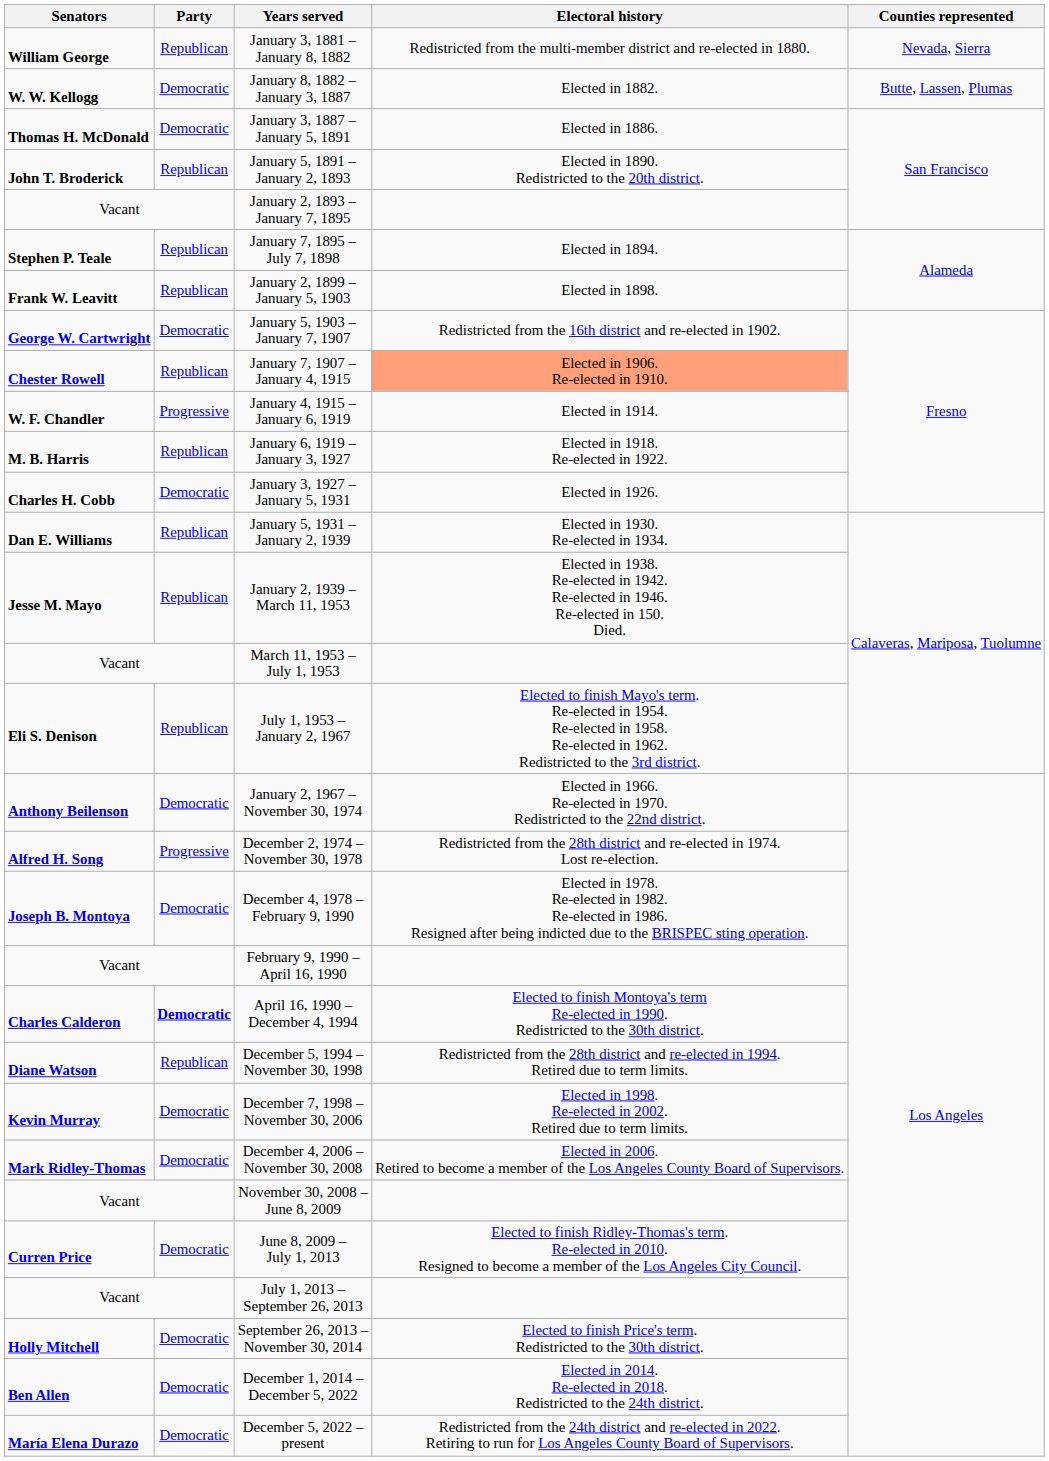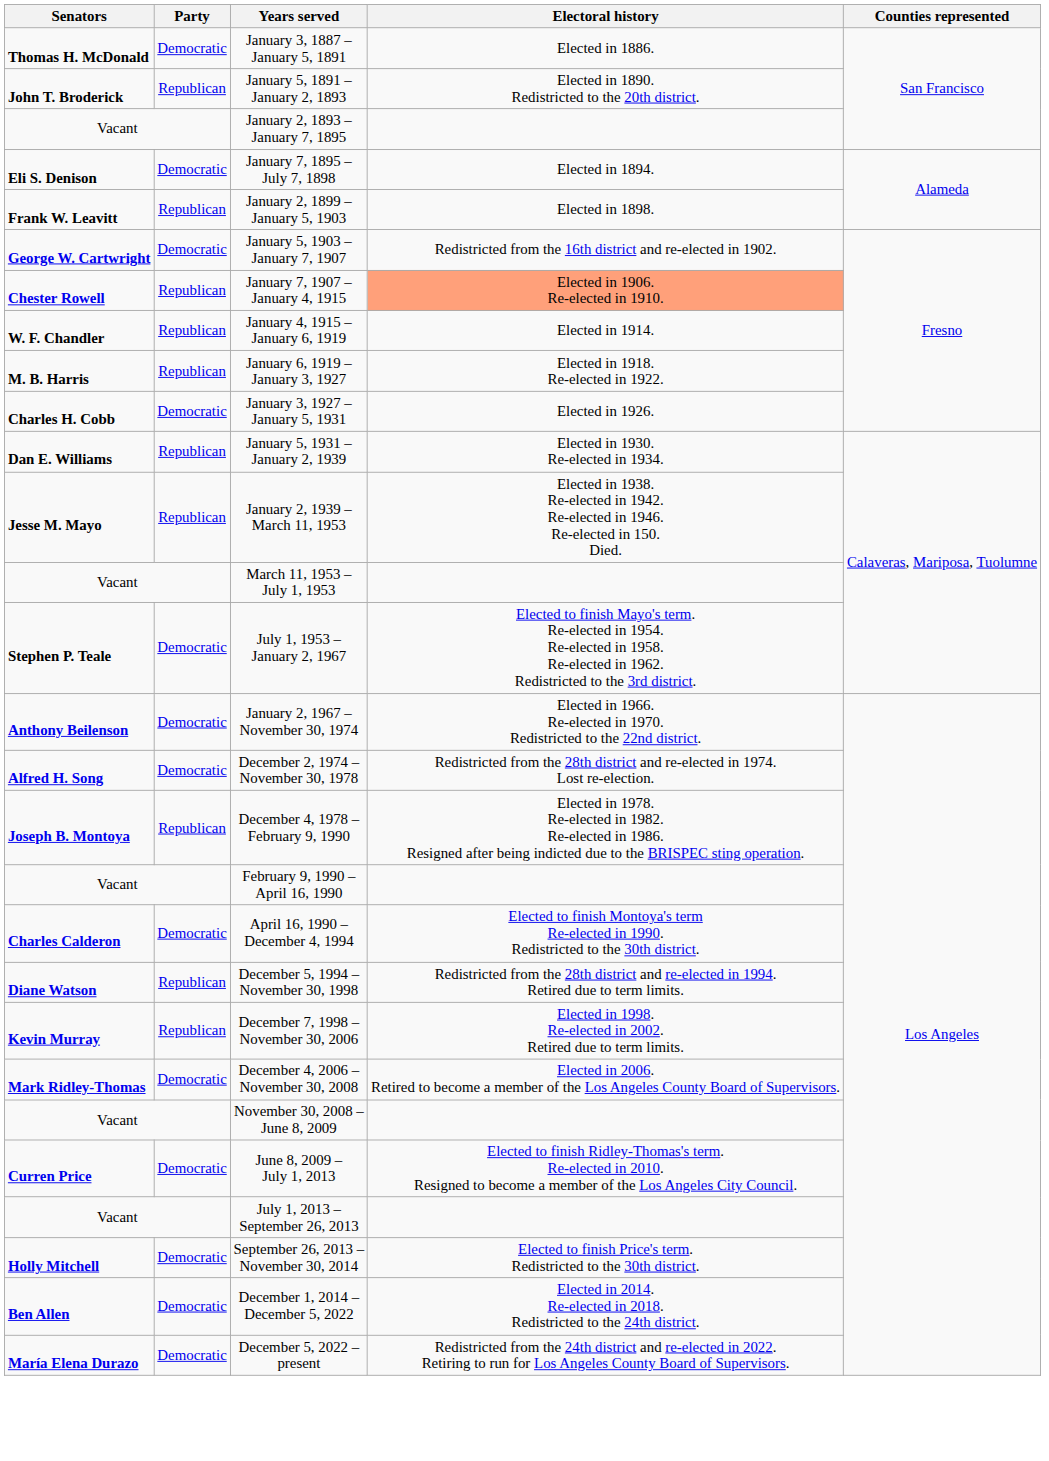- row: (303, 48)
- row: (303, 88)
(60, 258) Stephen P. Teale -> (52, 177) Eli S. Denison
(194, 249) Republican -> (192, 169) Democratic
(194, 411) Progressive -> (192, 330) Republican
(52, 737) Eli S. Denison -> (60, 656) Stephen P. Teale
(194, 728) Republican -> (192, 648) Democratic
(194, 851) Progressive -> (192, 770) Democratic
(194, 908) Democratic -> (192, 827) Republican
(194, 1014) bold -> (192, 933) normal
(194, 1111) Democratic -> (192, 1030) Republican
